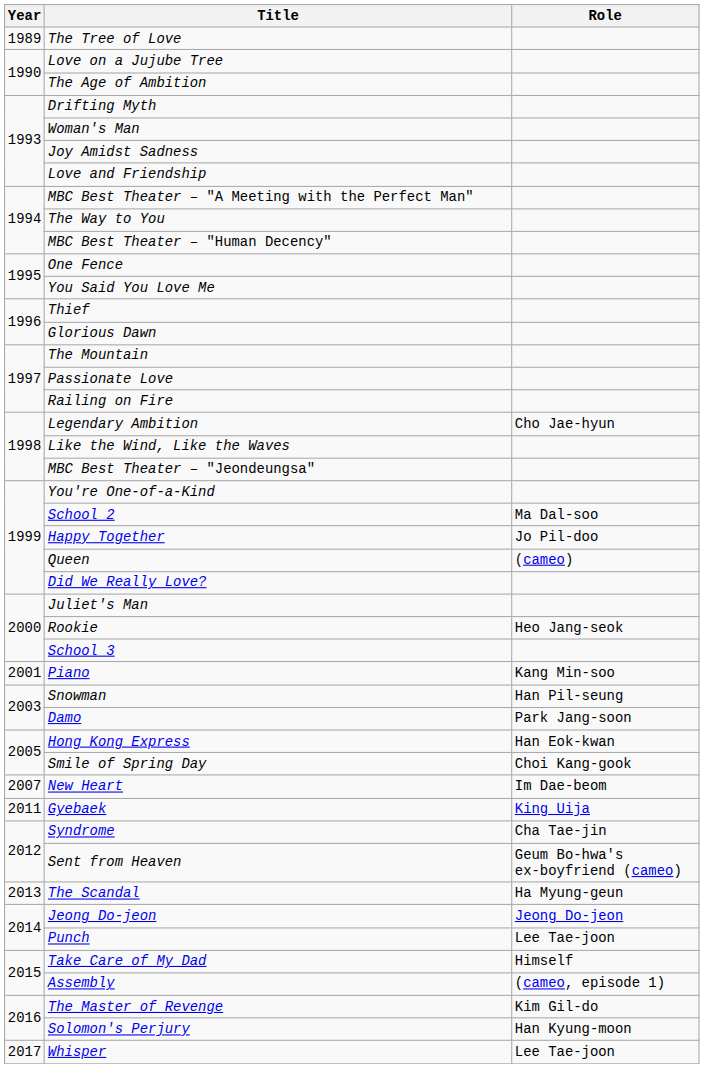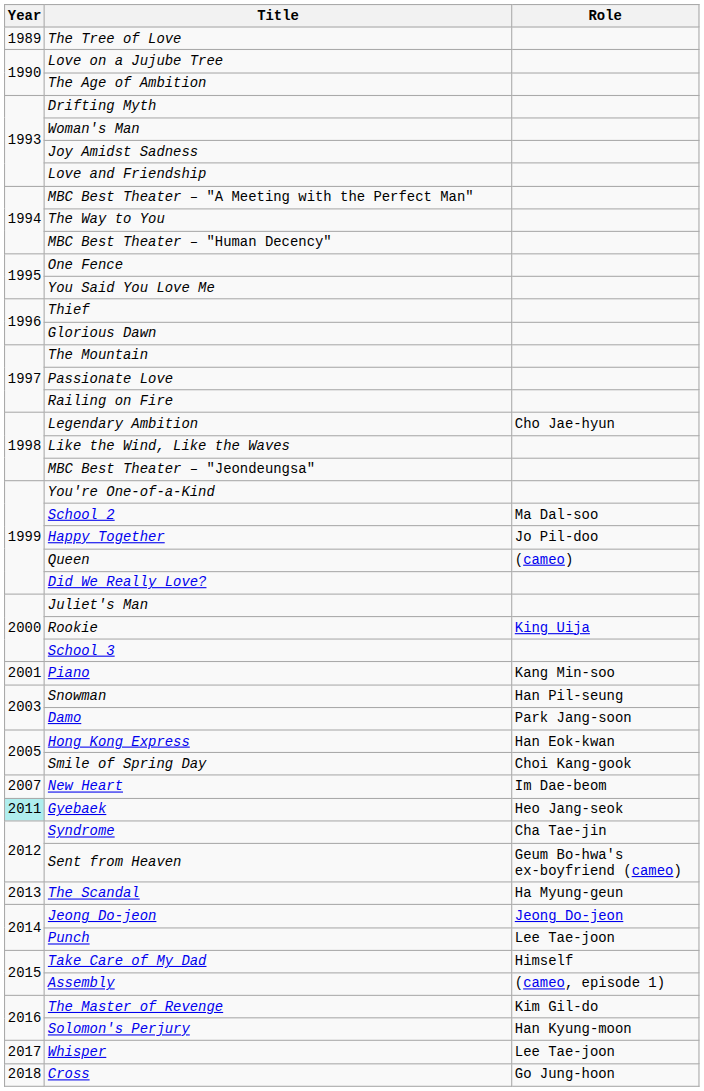(569, 628) Heo Jang-seok -> (552, 628) King Uija
(25, 809) no background -> (25, 809) paleturquoise background
(552, 809) King Uija -> (569, 809) Heo Jang-seok
+ row: (69, 1075)
